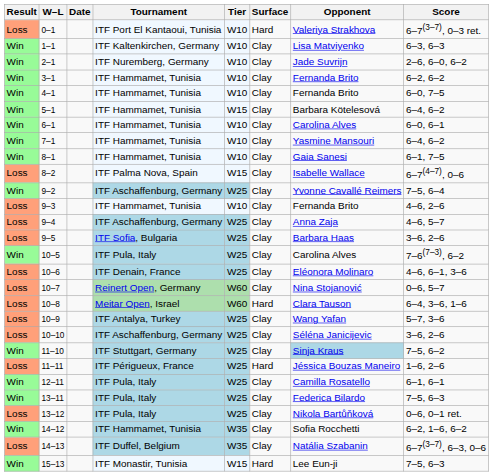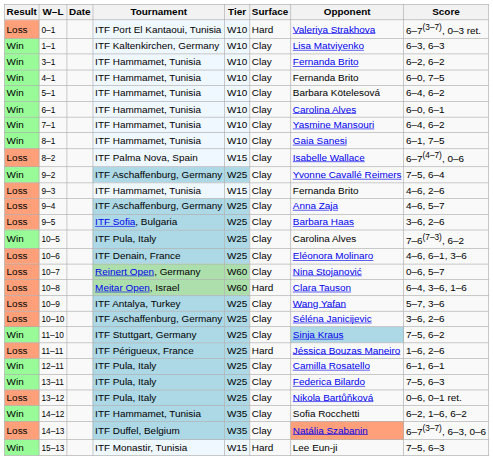- row: (48, 62)
(237, 109) W15 -> (237, 93) W10
(237, 206) W10 -> (237, 190) W15
(330, 446) no background -> (330, 430) lightsalmon background
